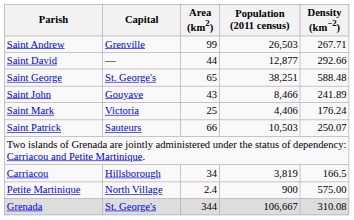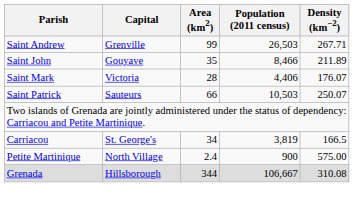- row: (32, 61)
- row: (34, 77)
(212, 94) 43 -> (212, 61) 35
(332, 94) 241.89 -> (332, 61) 211.89
(212, 111) 25 -> (212, 77) 28
(332, 111) 176.24 -> (332, 77) 176.07
(133, 173) Hillsborough -> (131, 139) St. George's
(131, 206) St. George's -> (133, 173) Hillsborough
